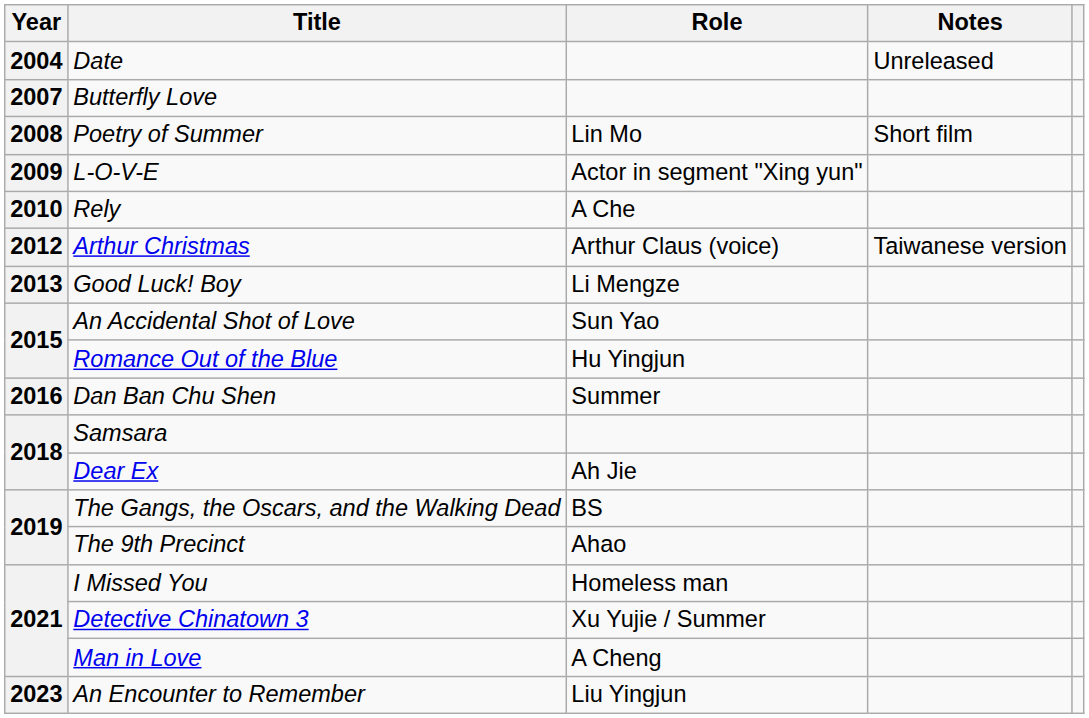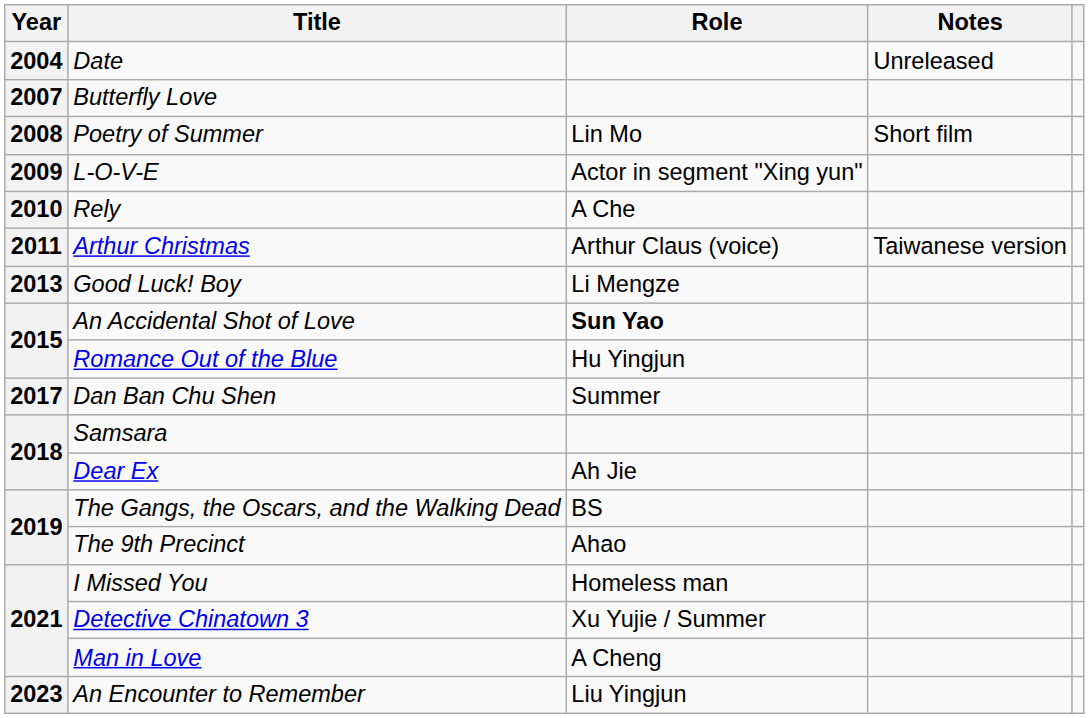(36, 246) 2012 -> (36, 246) 2011
(615, 321) normal -> (618, 321) bold
(36, 396) 2016 -> (36, 396) 2017
